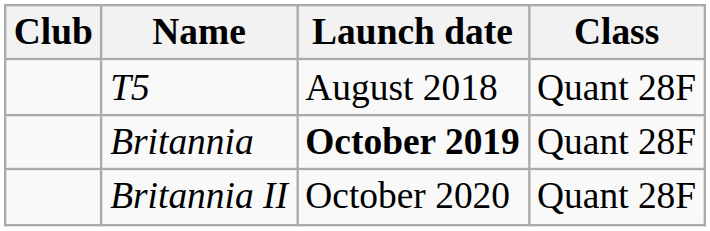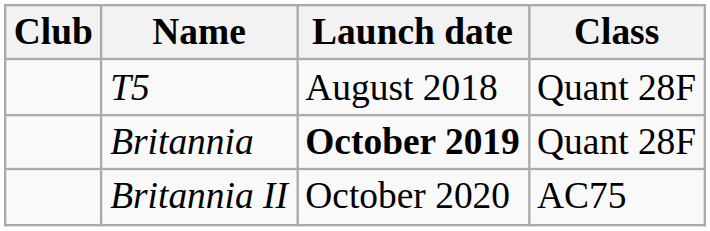(617, 195) Quant 28F -> (582, 195) AC75
